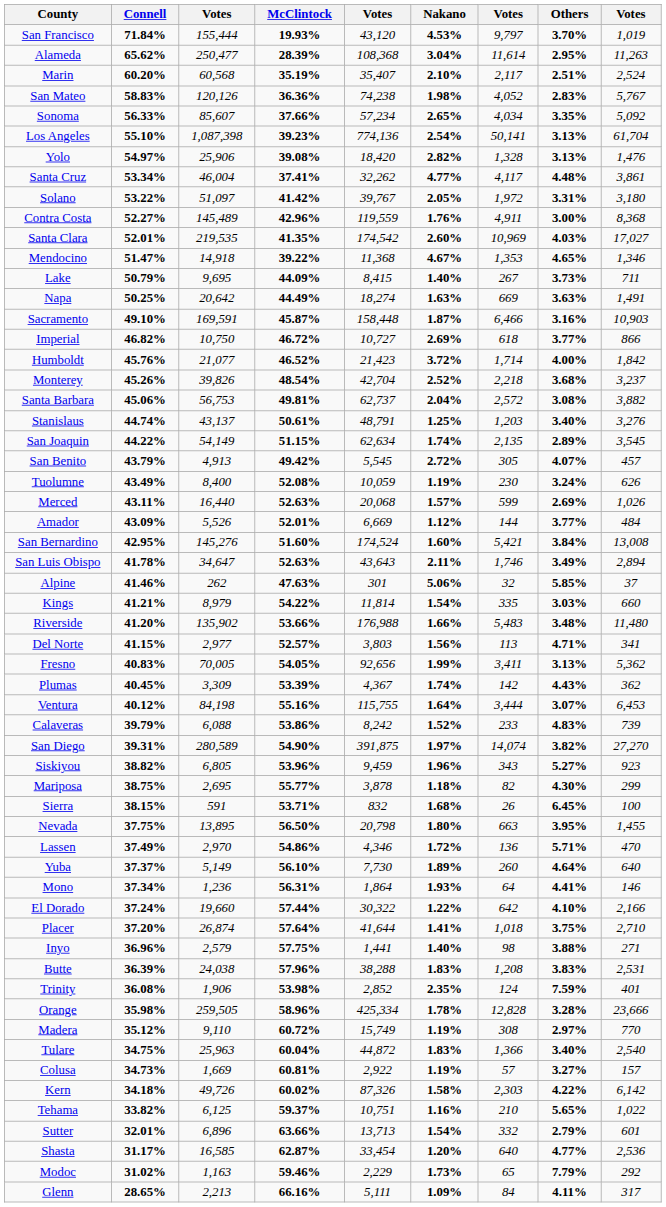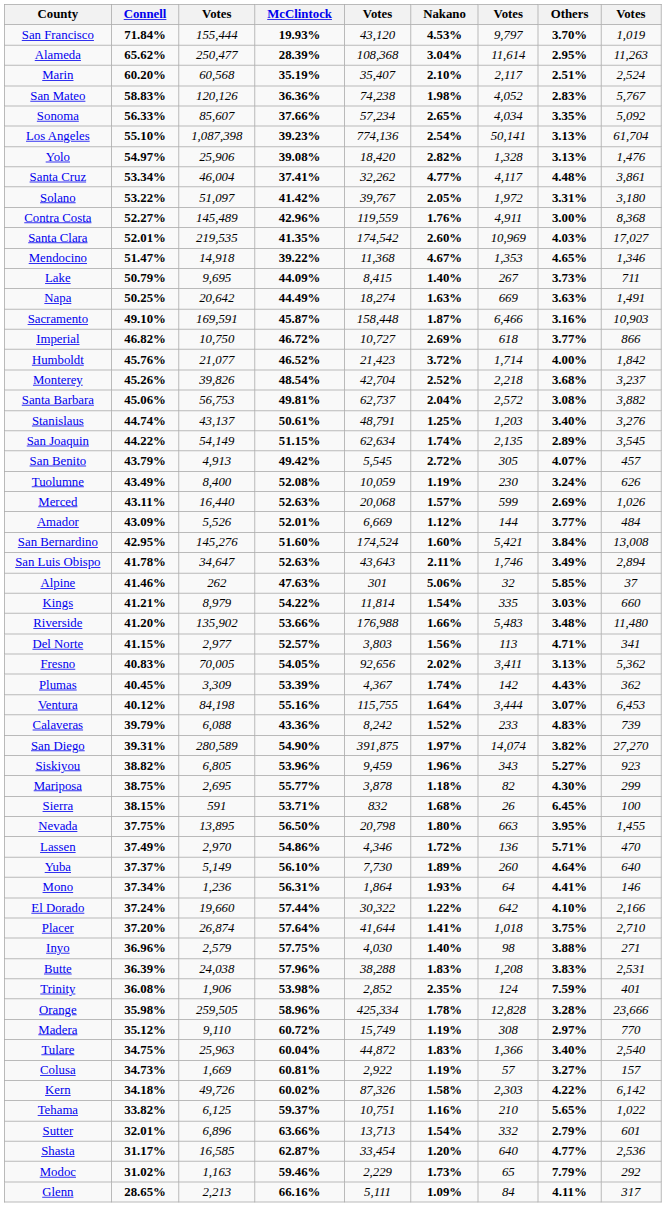(445, 664) 1.99% -> (445, 664) 2.02%
(300, 725) 53.86% -> (300, 725) 43.36%
(378, 948) 1,441 -> (378, 948) 4,030
